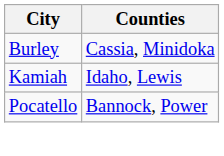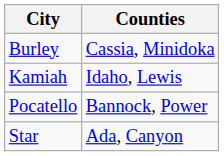+ row: (24, 135)
